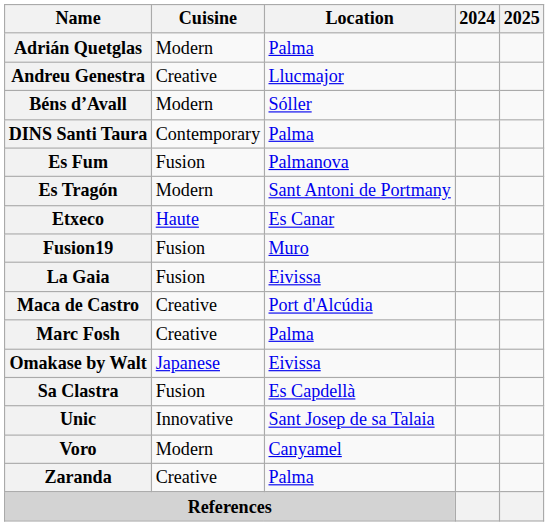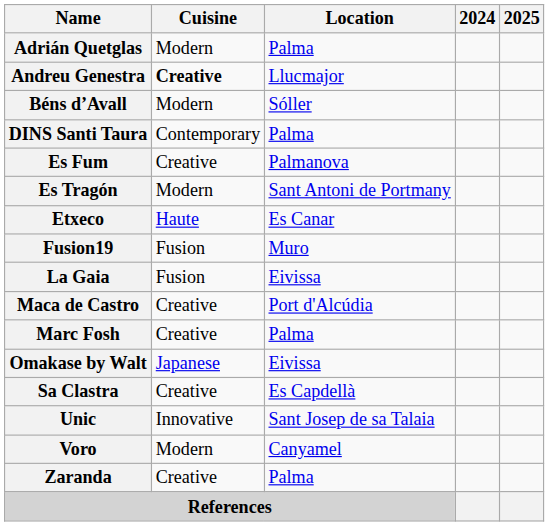(186, 76) normal -> (189, 76) bold
(180, 162) Fusion -> (186, 162) Creative
(180, 391) Fusion -> (186, 391) Creative
